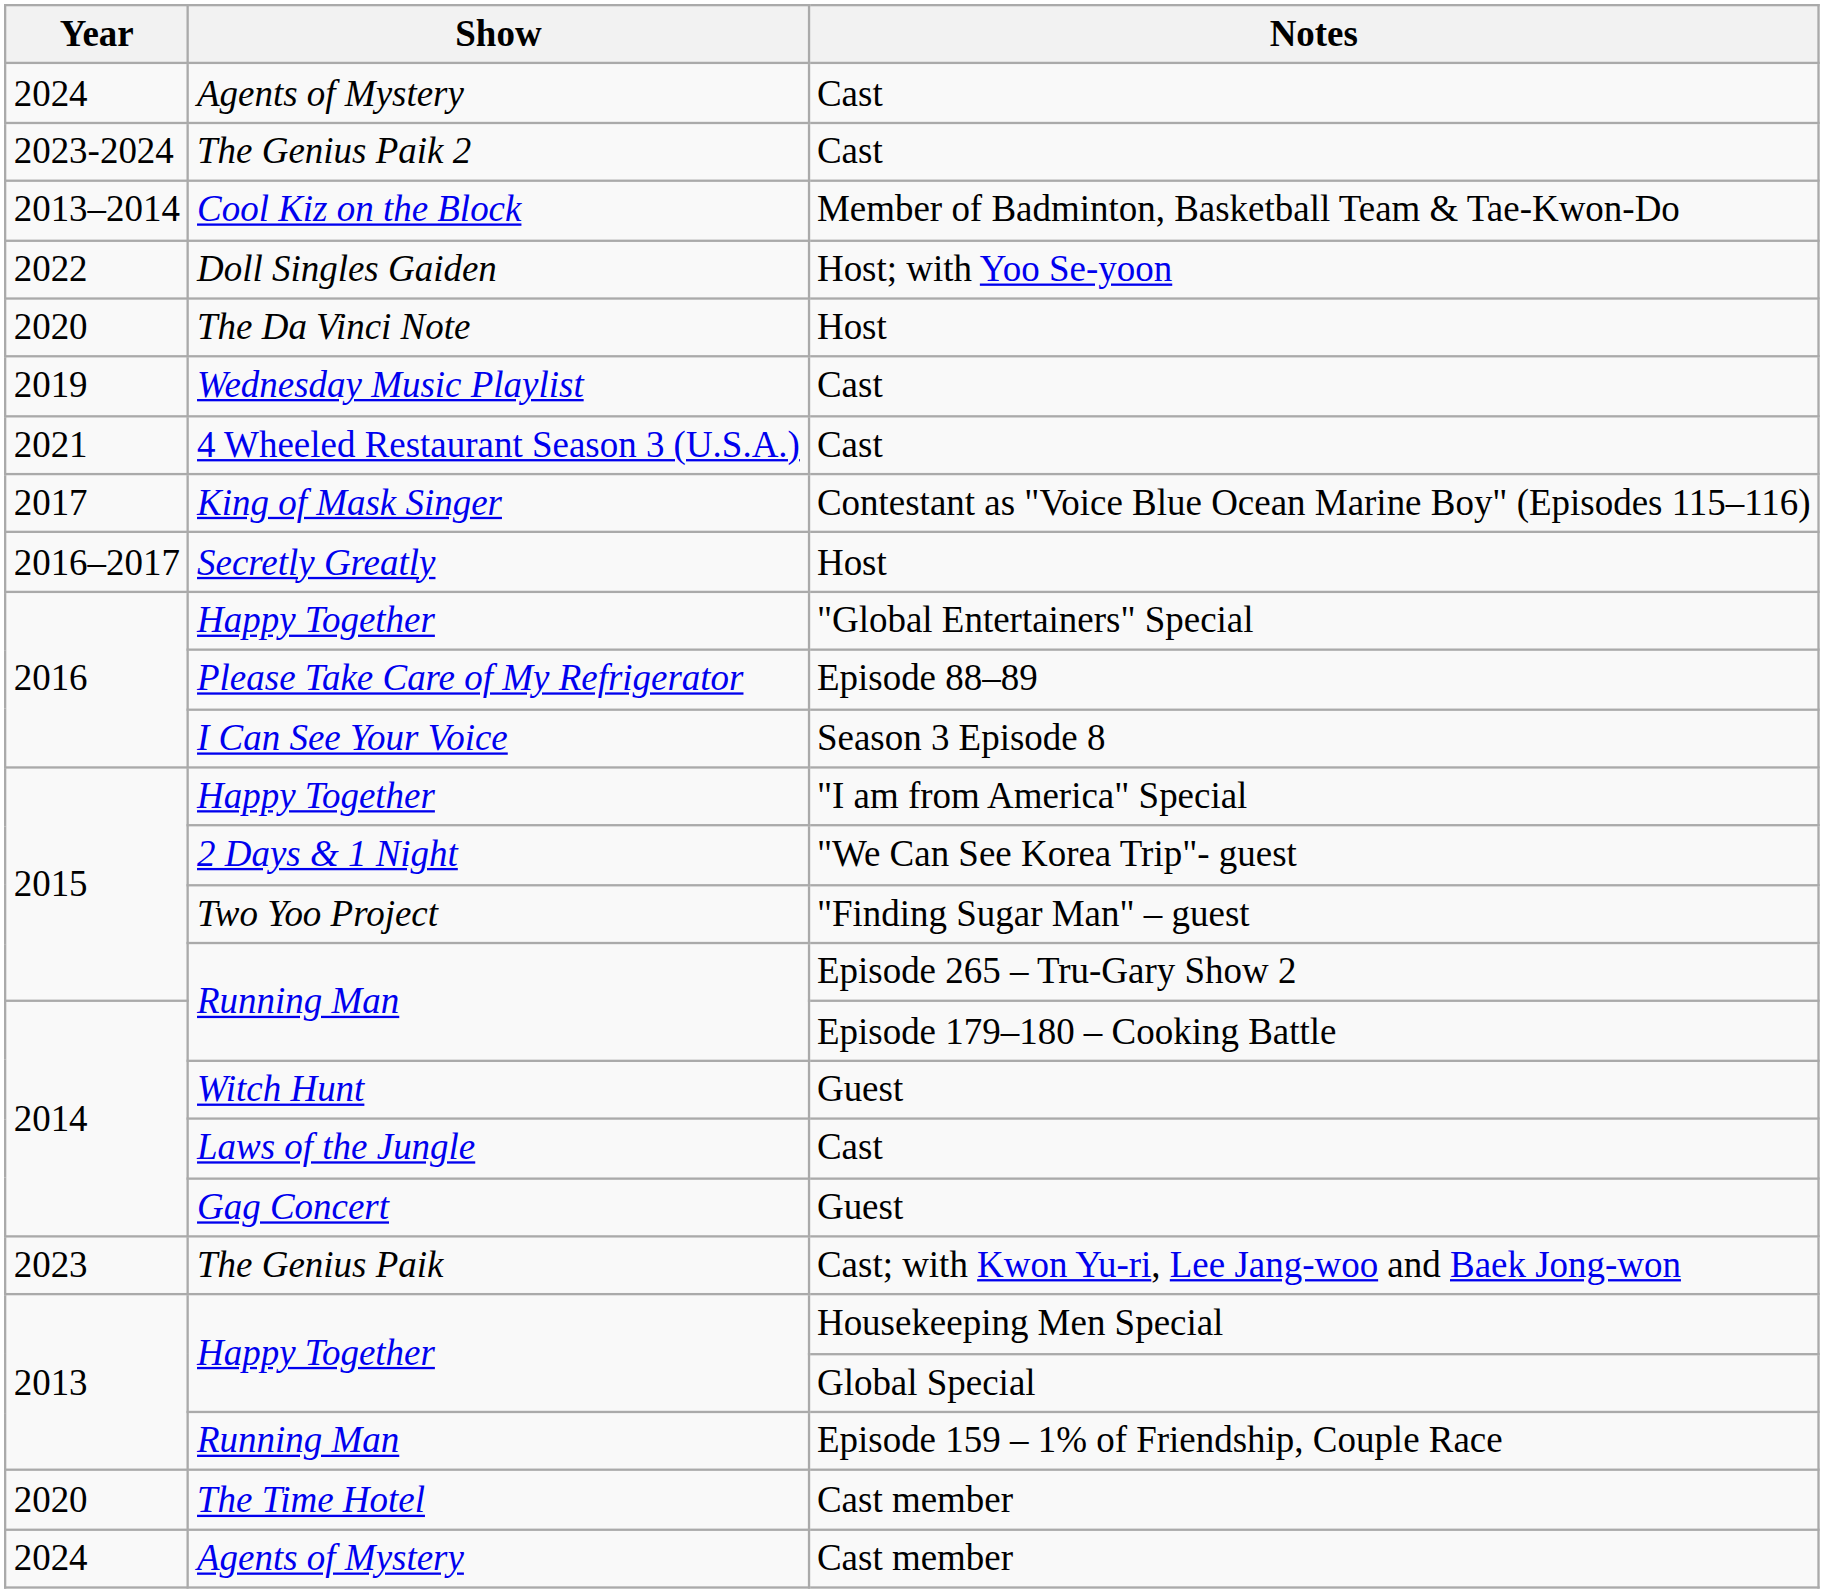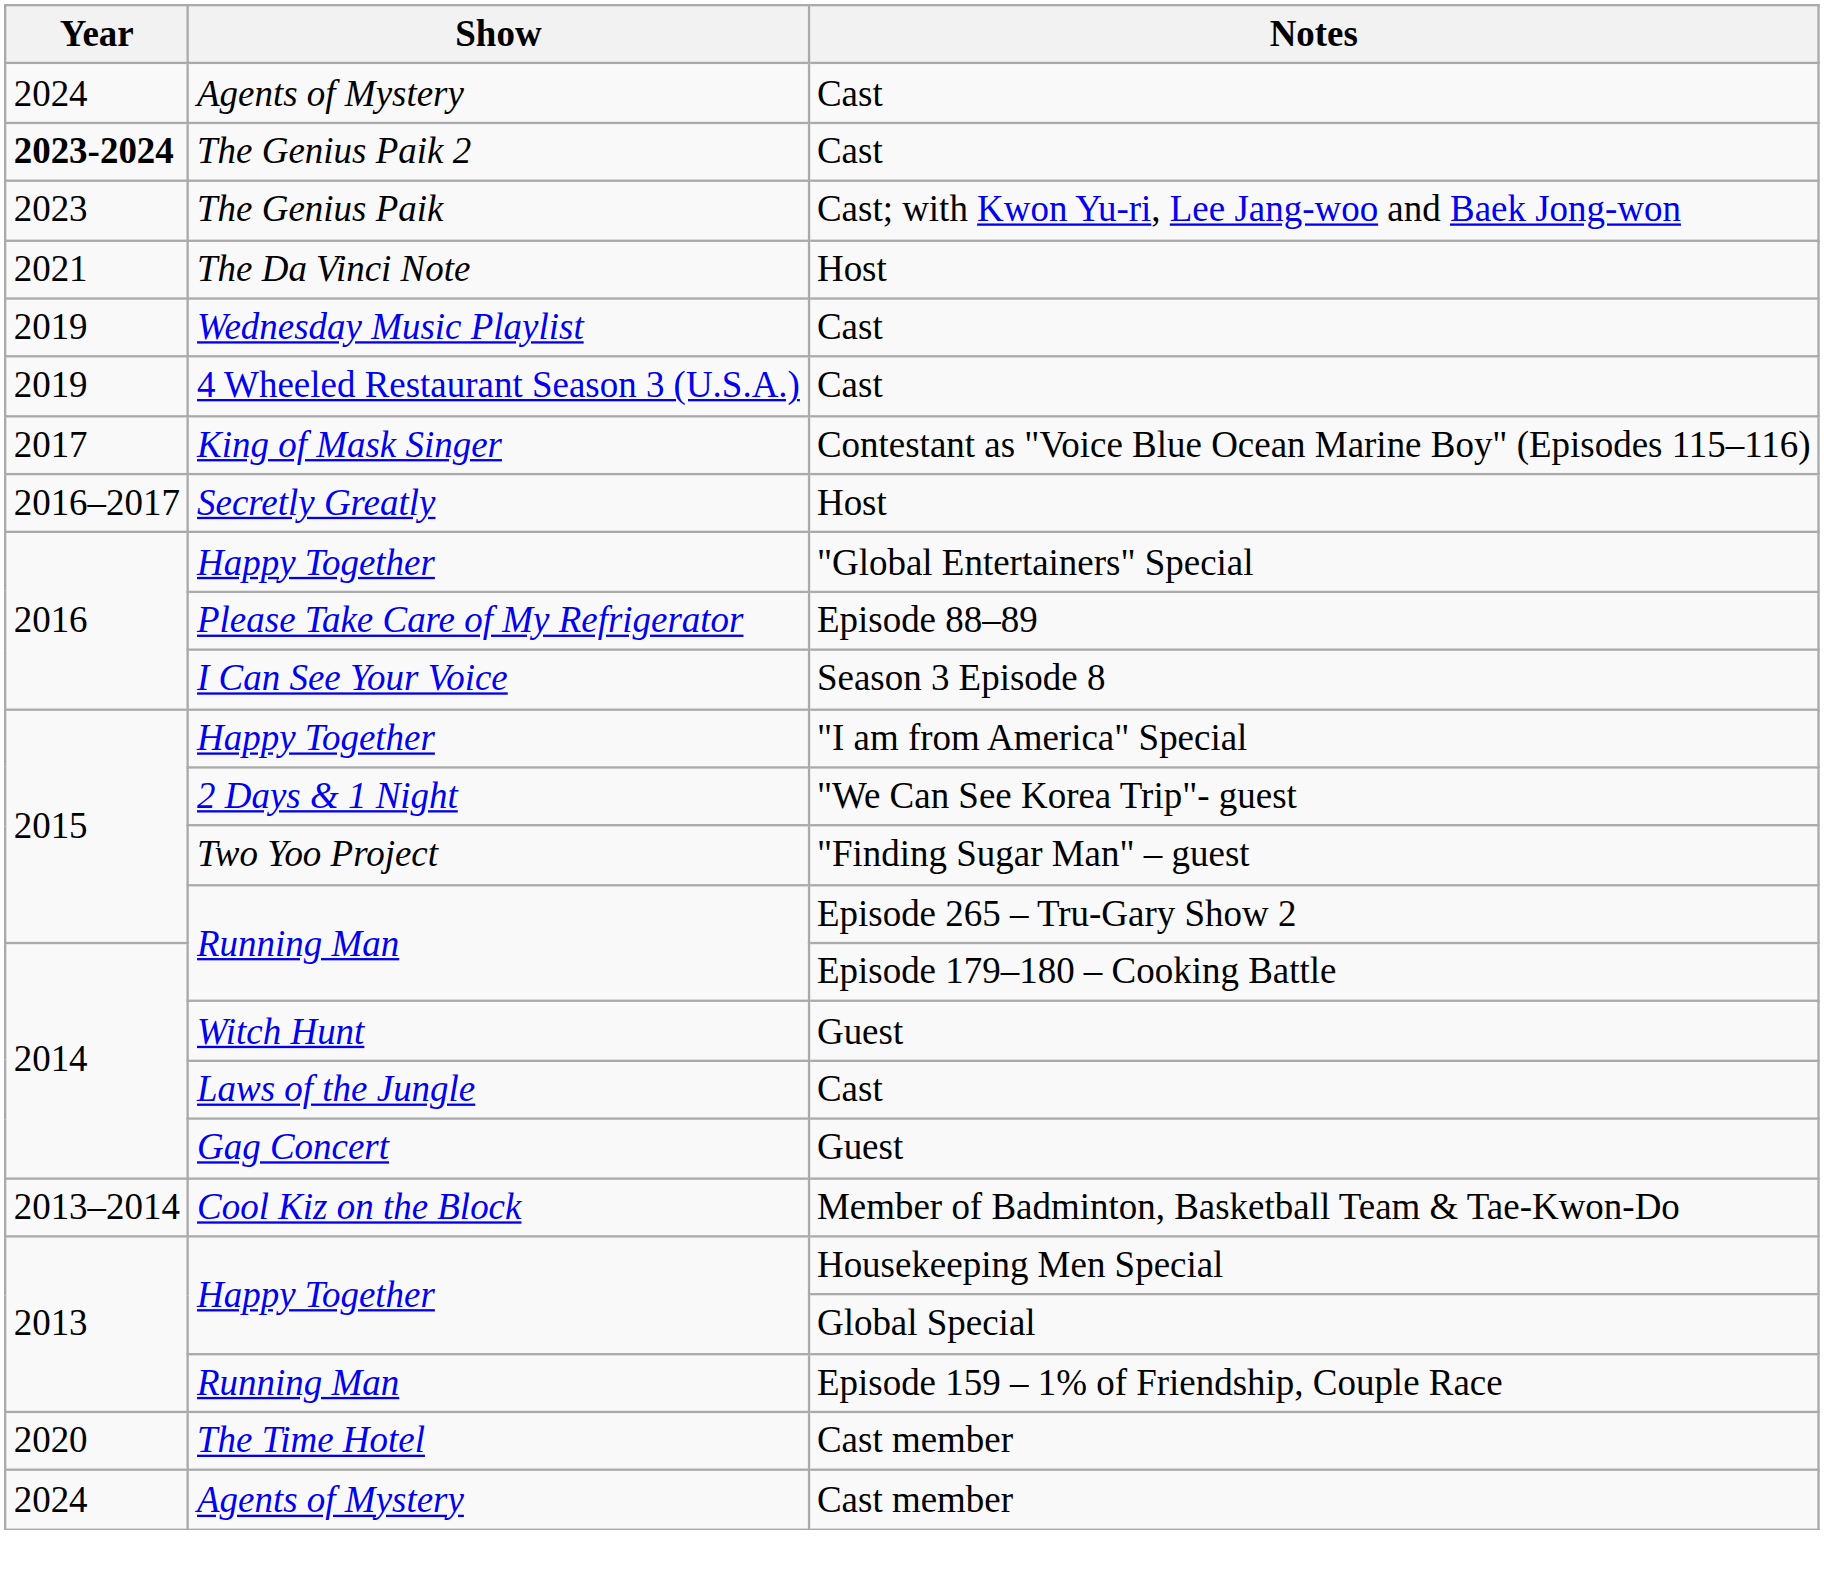(94, 151) normal -> (94, 151) bold
rows swapped: (320, 1264) <-> (359, 209)
- row: (347, 268)
(51, 326) 2020 -> (51, 268) 2021
(51, 444) 2021 -> (51, 385) 2019
